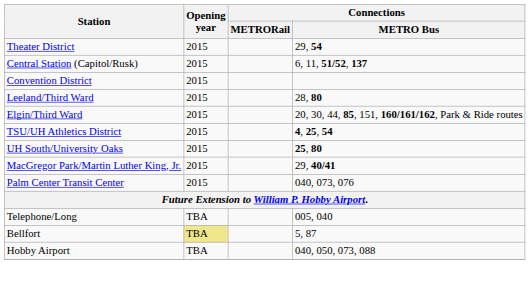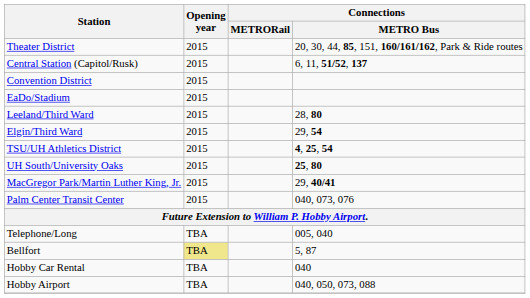(308, 47) 29, 54 -> (409, 47) 20, 30, 44, 85, 151, 160/161/162, Park & Ride routes
+ row: (38, 98)
(409, 115) 20, 30, 44, 85, 151, 160/161/162, Park & Ride routes -> (308, 132) 29, 54
+ row: (46, 268)
